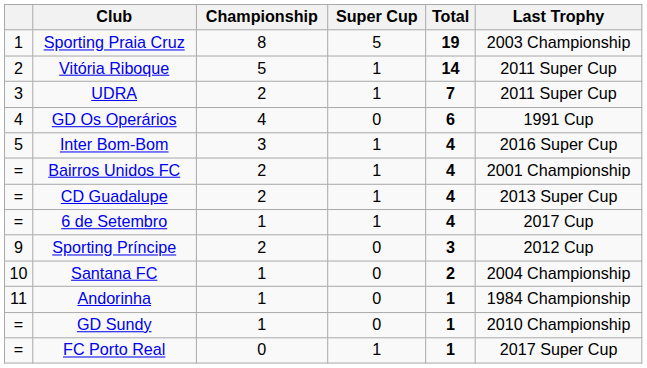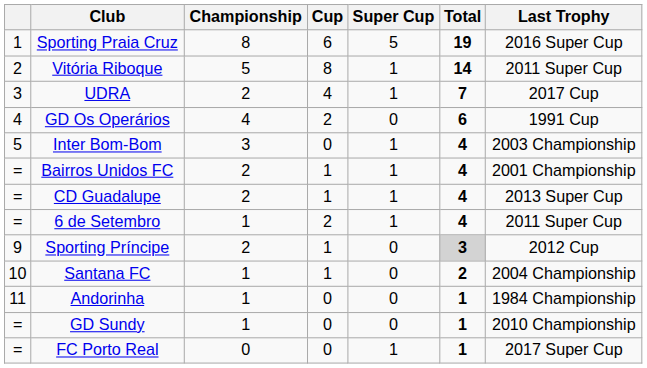+ column: (327, 17)
(559, 42) 2003 Championship -> (564, 42) 2016 Super Cup
(559, 94) 2011 Super Cup -> (564, 94) 2017 Cup
(559, 145) 2016 Super Cup -> (564, 145) 2003 Championship
(559, 222) 2017 Cup -> (564, 222) 2011 Super Cup
(451, 247) no background -> (463, 247) lightgrey background
